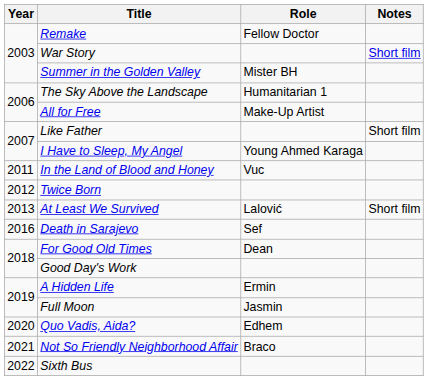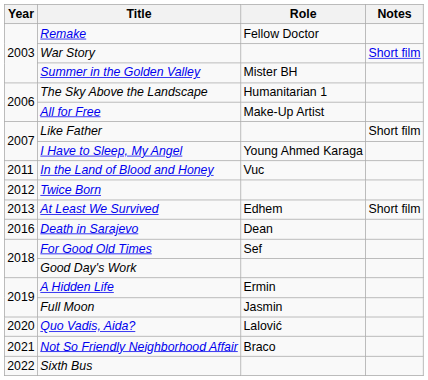(263, 209) Lalović -> (263, 209) Edhem
(253, 229) Sef -> (258, 229) Dean
(258, 248) Dean -> (253, 248) Sef
(263, 326) Edhem -> (263, 326) Lalović
